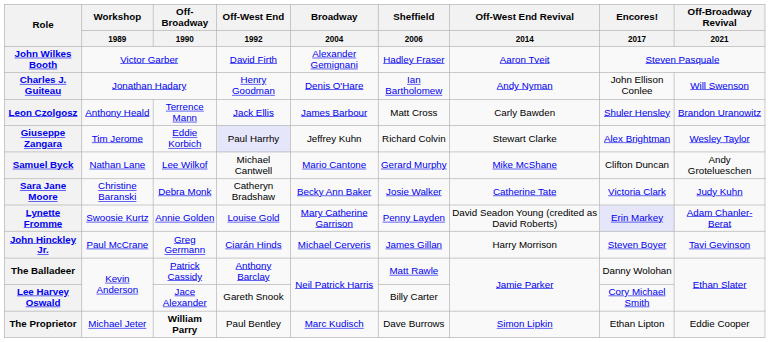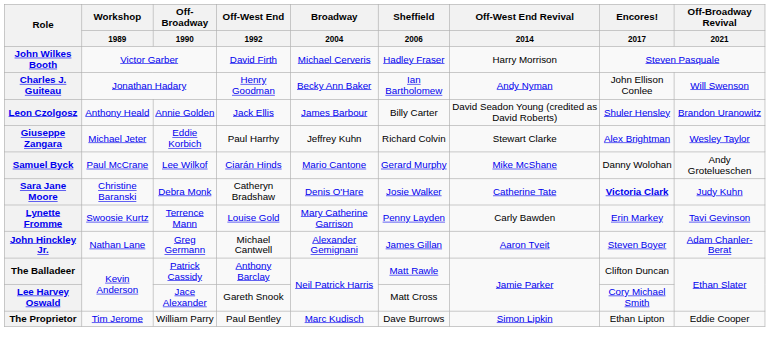(334, 59) Alexander Gemignani -> (334, 59) Michael Cerveris
(525, 59) Aaron Tveit -> (525, 59) Harry Morrison
(334, 86) Denis O'Hare -> (334, 86) Becky Ann Baker
(185, 112) Terrence Mann -> (185, 112) Annie Golden
(414, 112) Matt Cross -> (414, 112) Billy Carter
(525, 112) Carly Bawden -> (525, 112) David Seadon Young (credited as David Roberts)
(117, 139) Tim Jerome -> (117, 139) Michael Jeter
(253, 139) lavender background -> (253, 139) no background
(117, 165) Nathan Lane -> (117, 165) Paul McCrane
(253, 165) Michael Cantwell -> (253, 165) Ciarán Hinds
(637, 165) Clifton Duncan -> (637, 165) Danny Wolohan
(334, 191) Becky Ann Baker -> (334, 191) Denis O'Hare
(637, 191) normal -> (637, 191) bold
(185, 218) Annie Golden -> (185, 218) Terrence Mann
(525, 218) David Seadon Young (credited as David Roberts) -> (525, 218) Carly Bawden
(637, 218) lavender background -> (637, 218) no background
(720, 218) Adam Chanler-Berat -> (720, 218) Tavi Gevinson
(117, 244) Paul McCrane -> (117, 244) Nathan Lane
(253, 244) Ciarán Hinds -> (253, 244) Michael Cantwell
(334, 244) Michael Cerveris -> (334, 244) Alexander Gemignani
(525, 244) Harry Morrison -> (525, 244) Aaron Tveit
(720, 244) Tavi Gevinson -> (720, 244) Adam Chanler-Berat
(637, 271) Danny Wolohan -> (637, 271) Clifton Duncan
(414, 297) Billy Carter -> (414, 297) Matt Cross
(117, 324) Michael Jeter -> (117, 318) Tim Jerome
(185, 324) bold -> (185, 318) normal
